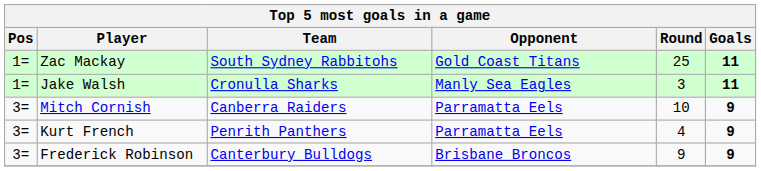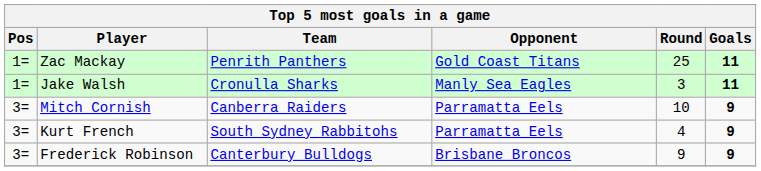(304, 62) South Sydney Rabbitohs -> (278, 62) Penrith Panthers
(278, 132) Penrith Panthers -> (304, 132) South Sydney Rabbitohs
